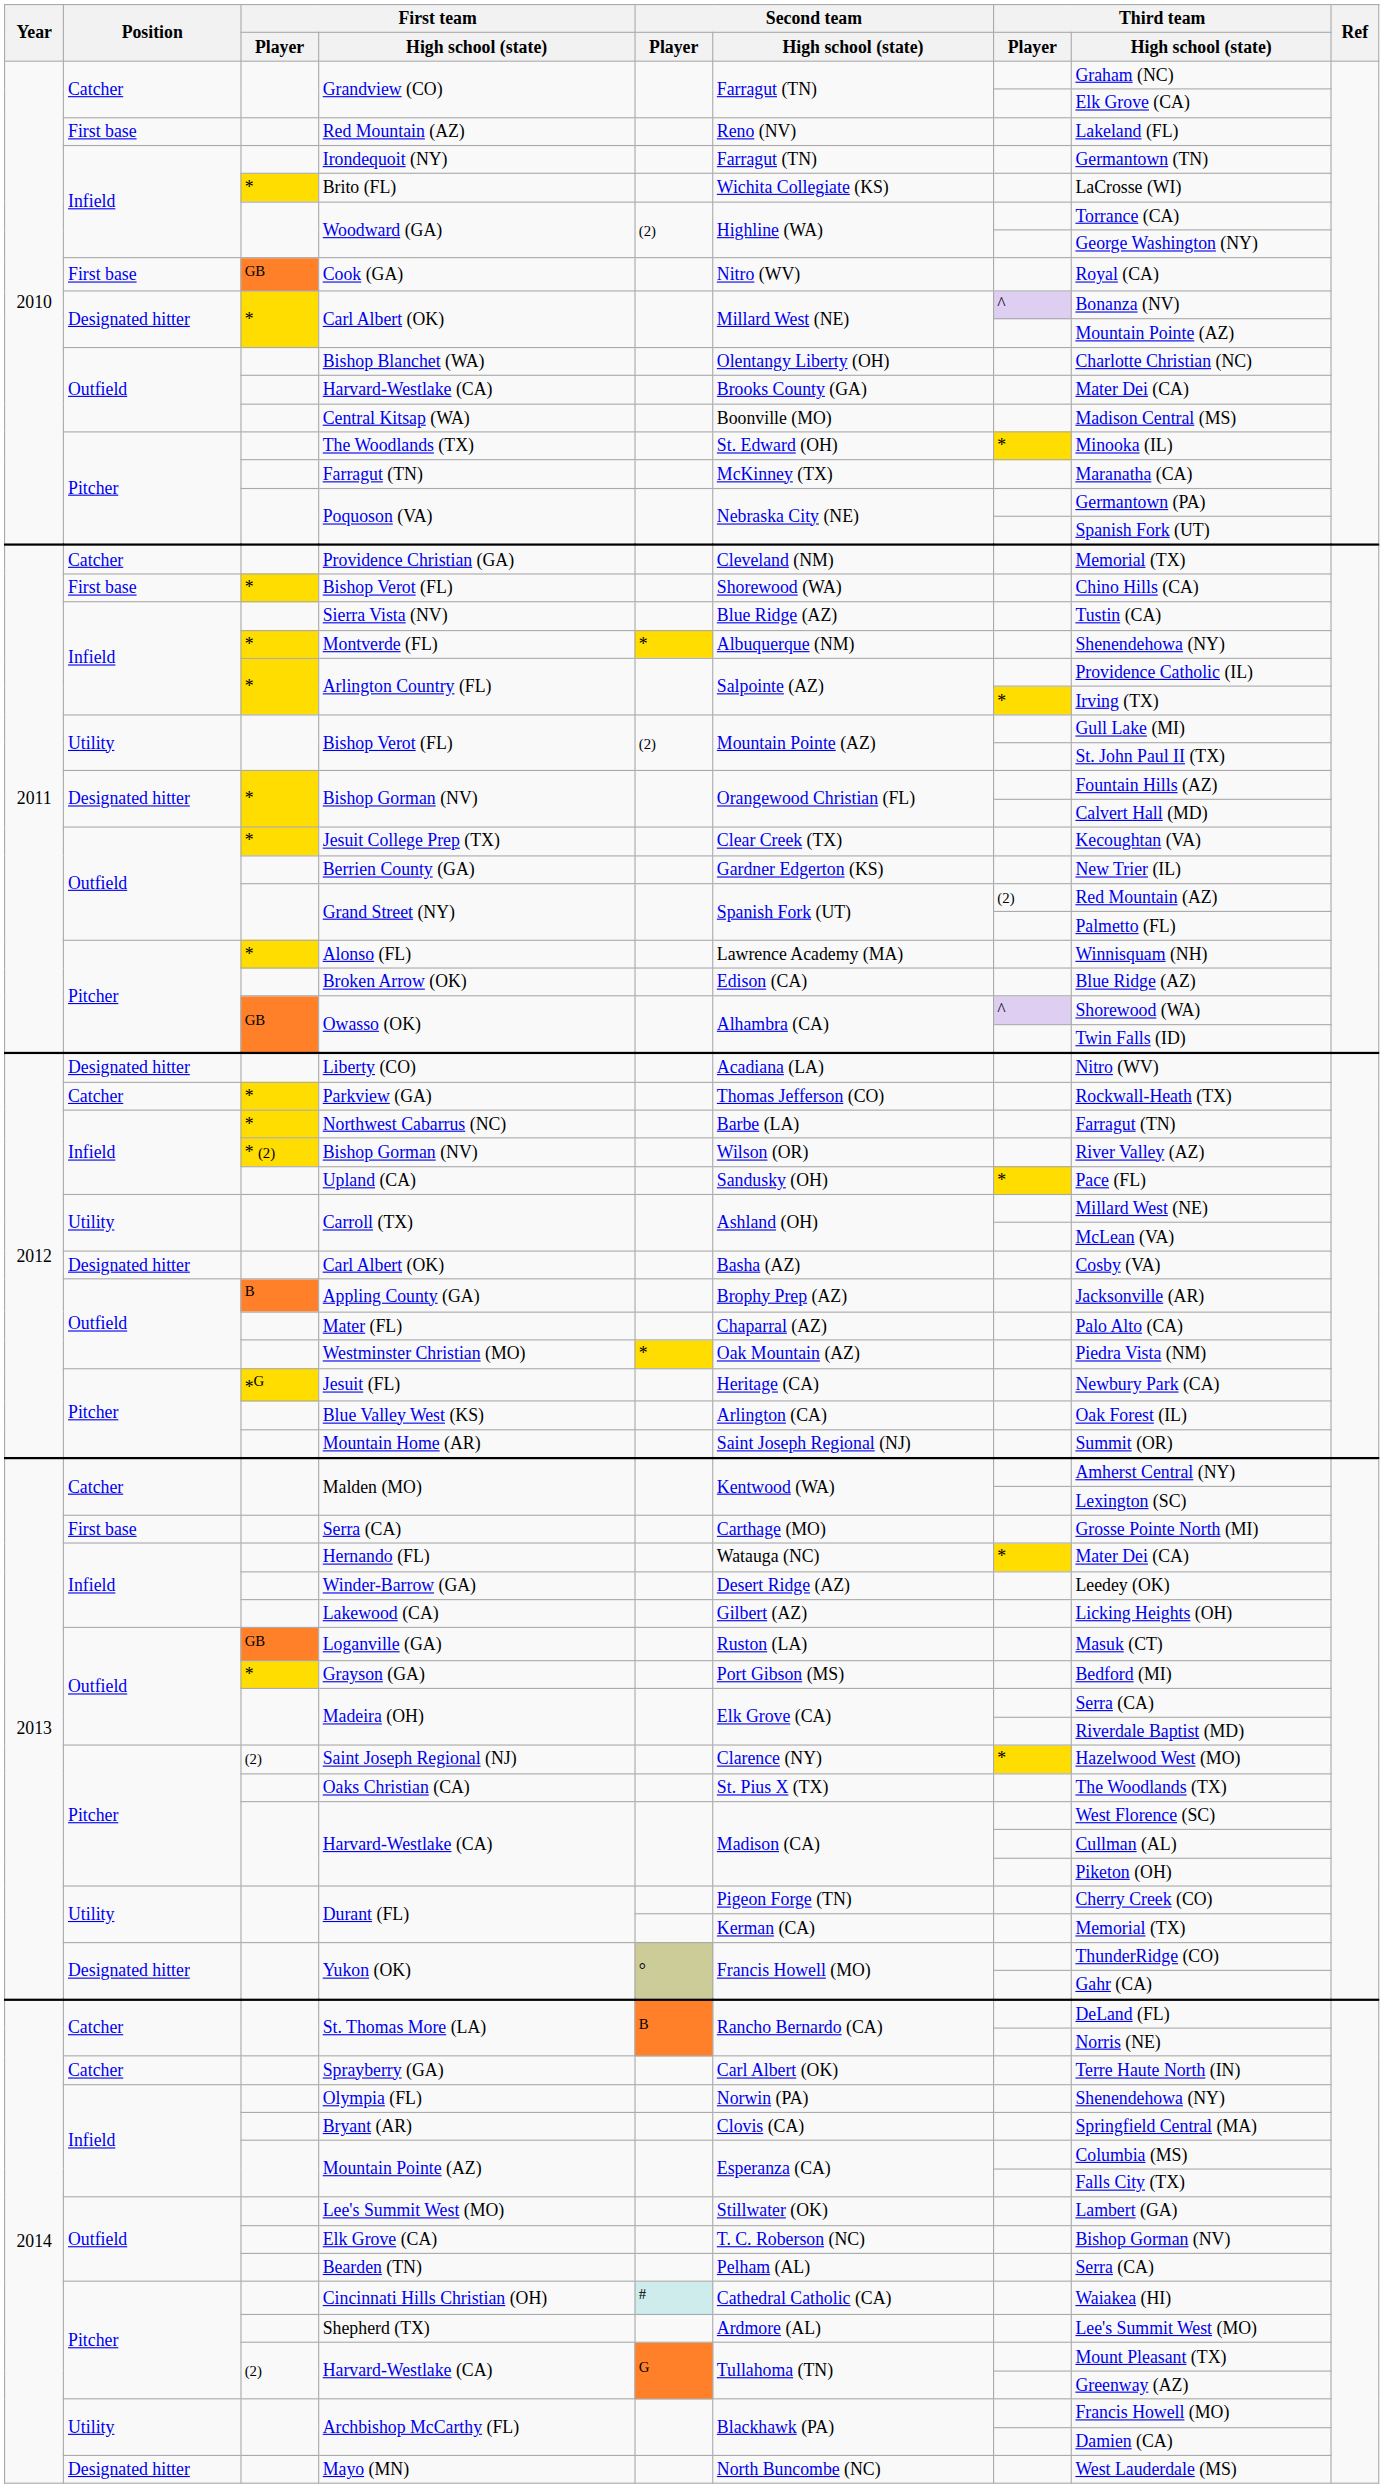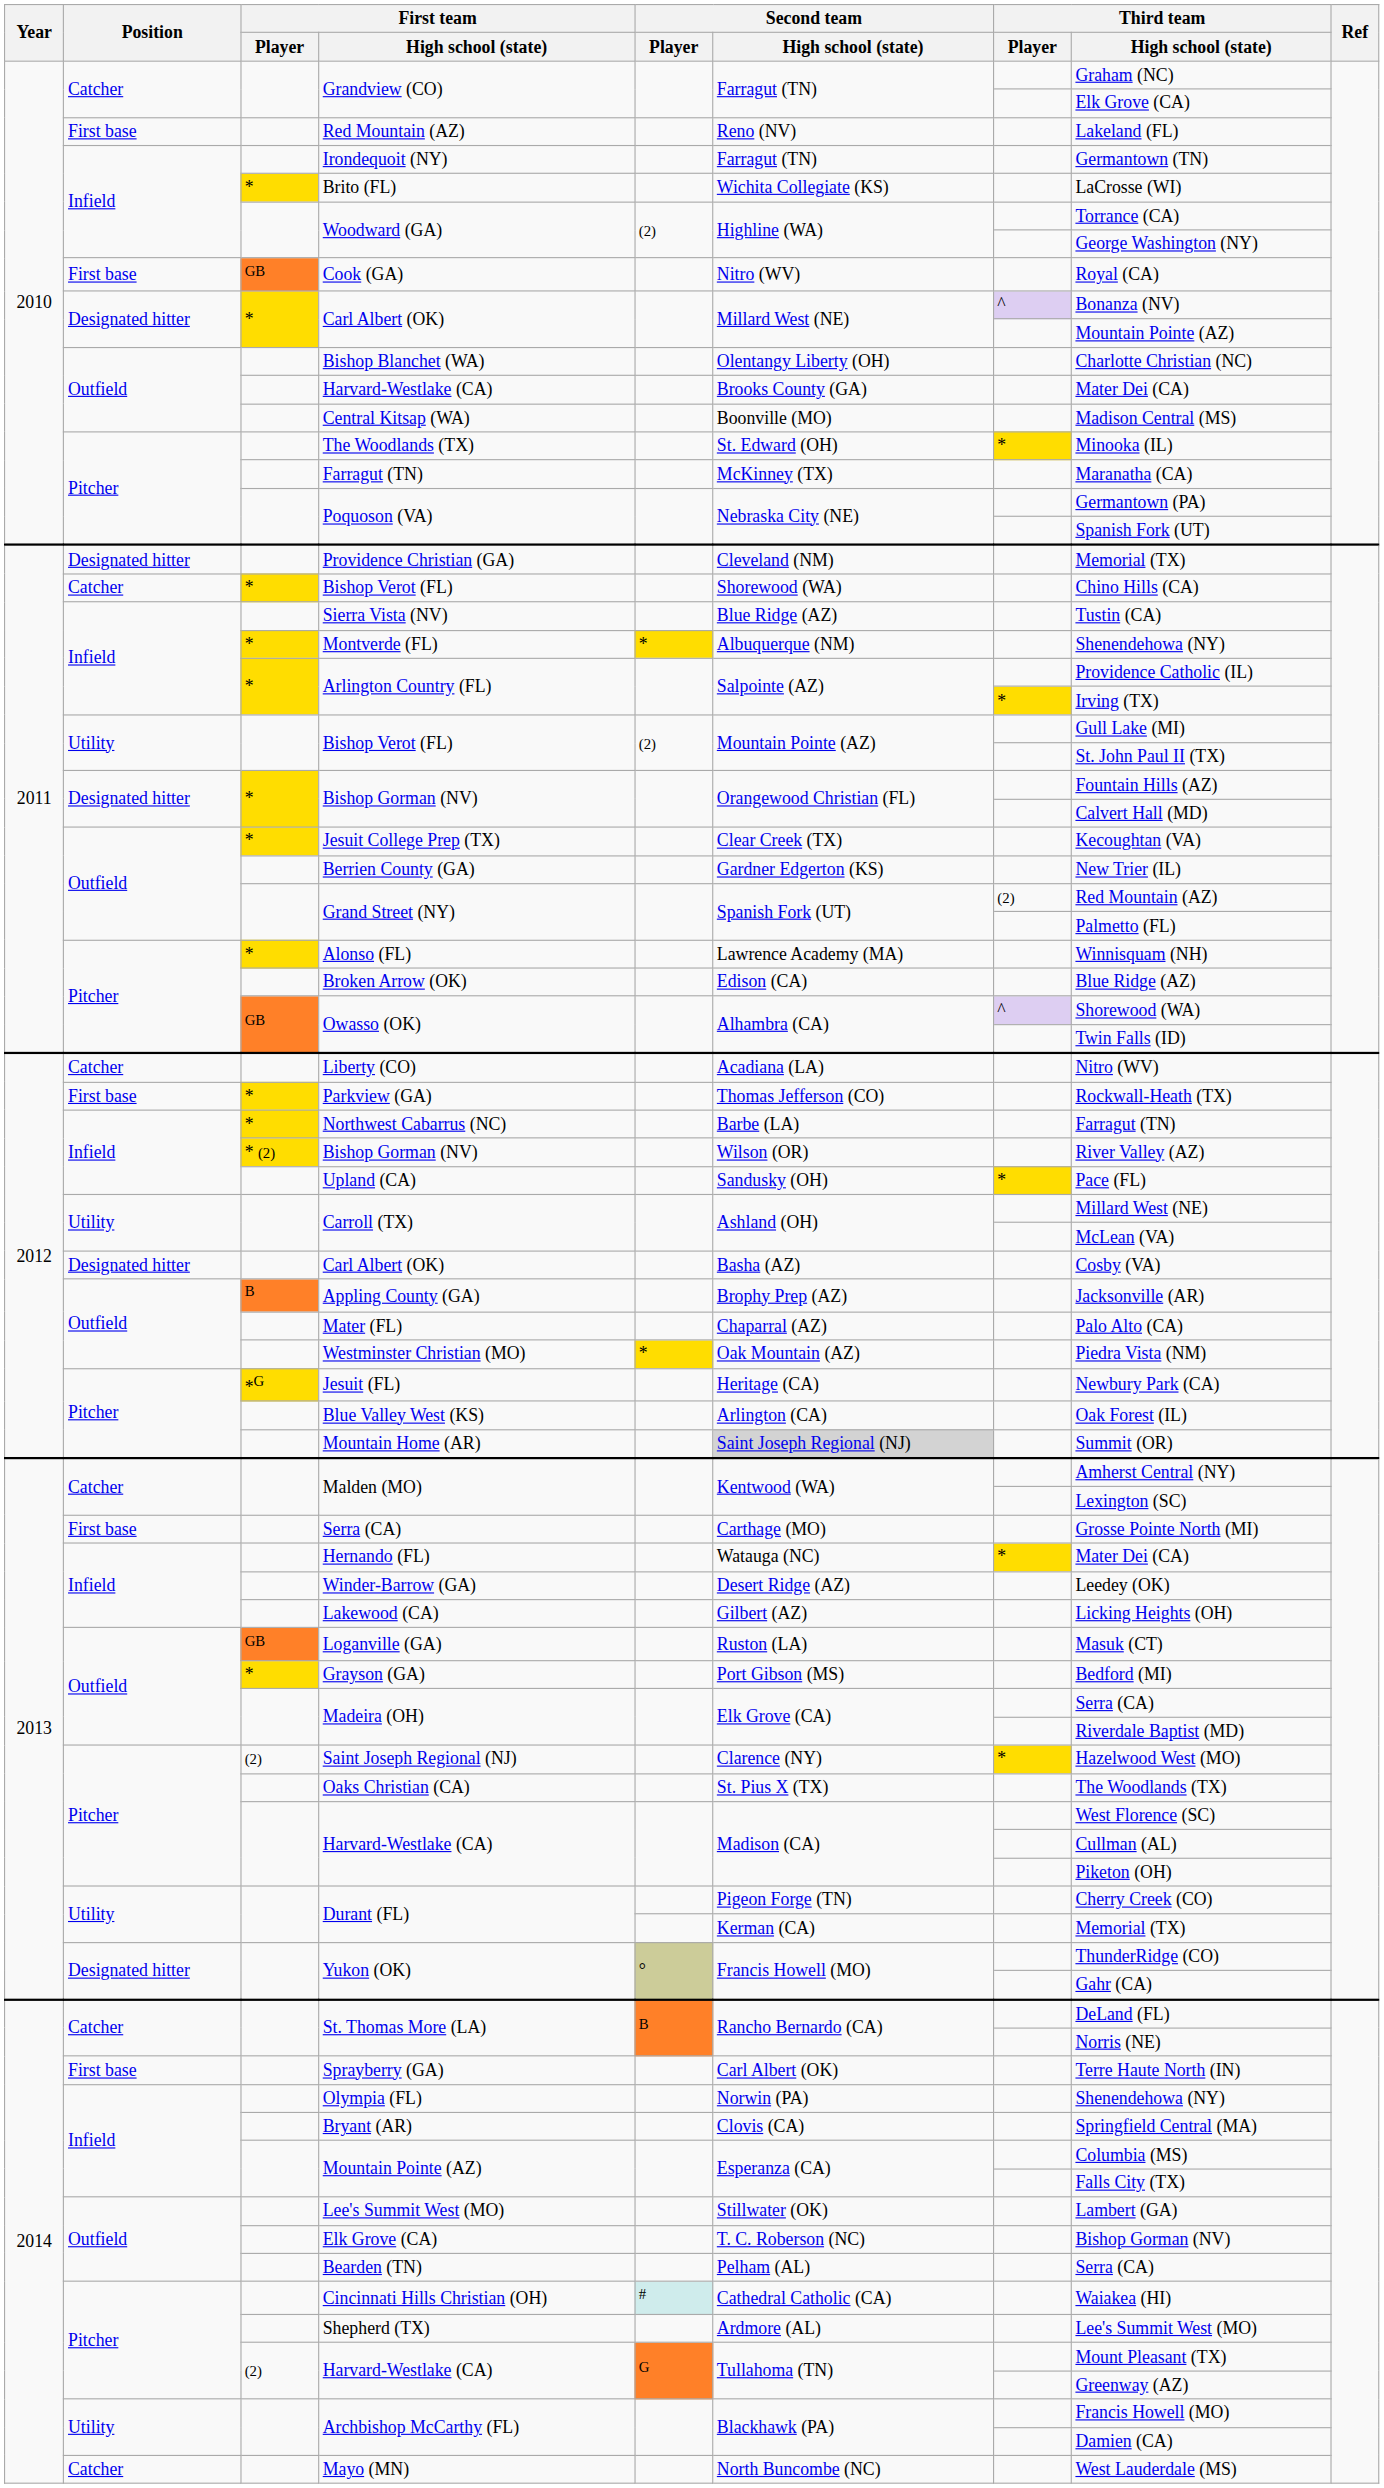(96, 559) Catcher -> (129, 559) Designated hitter
(102, 587) First base -> (96, 587) Catcher
(129, 1067) Designated hitter -> (96, 1067) Catcher
(96, 1095) Catcher -> (102, 1095) First base
(814, 1443) no background -> (814, 1443) lightgrey background
(96, 2070) Catcher -> (102, 2070) First base
(129, 2469) Designated hitter -> (96, 2469) Catcher
